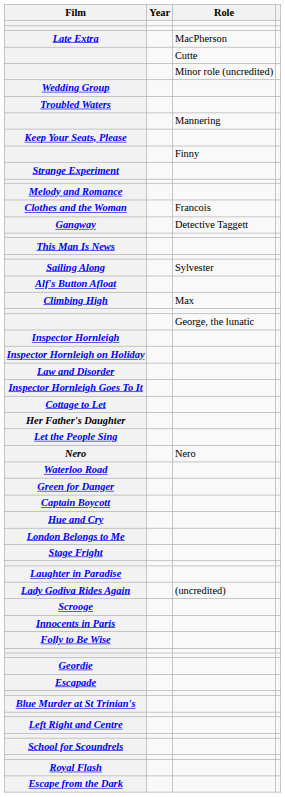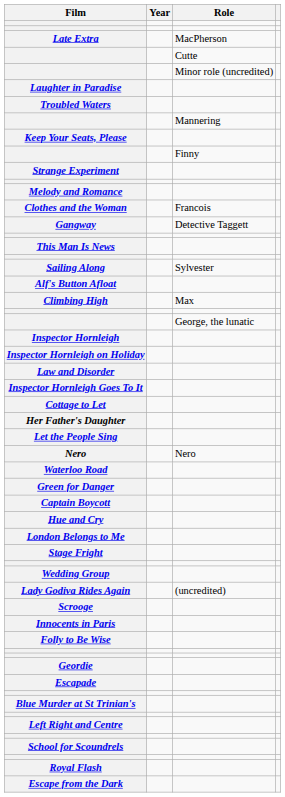rows swapped: (76, 88) <-> (76, 574)
